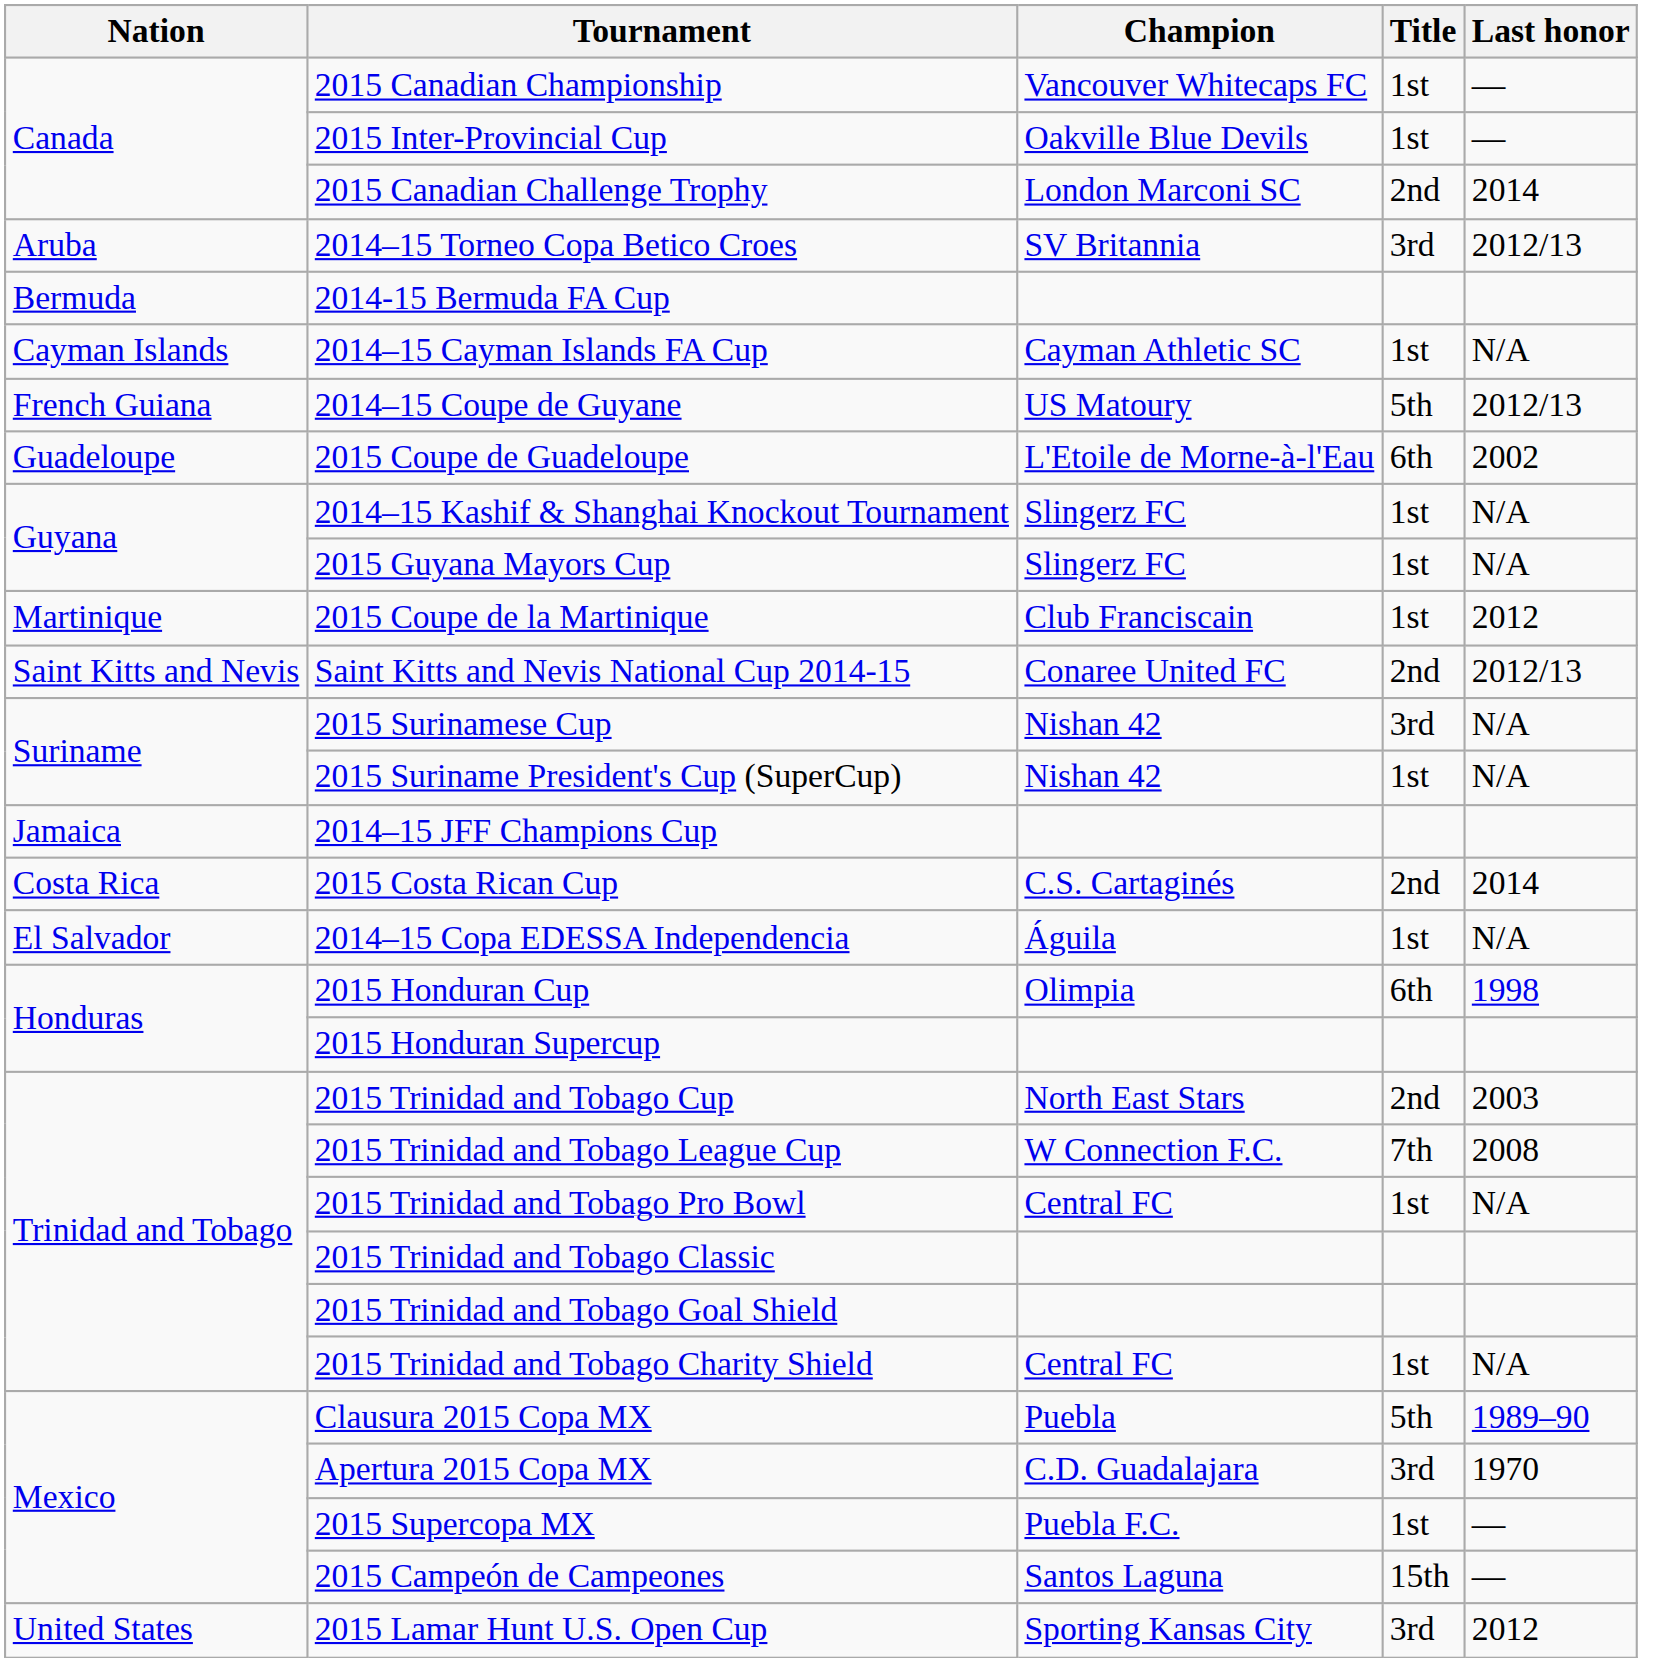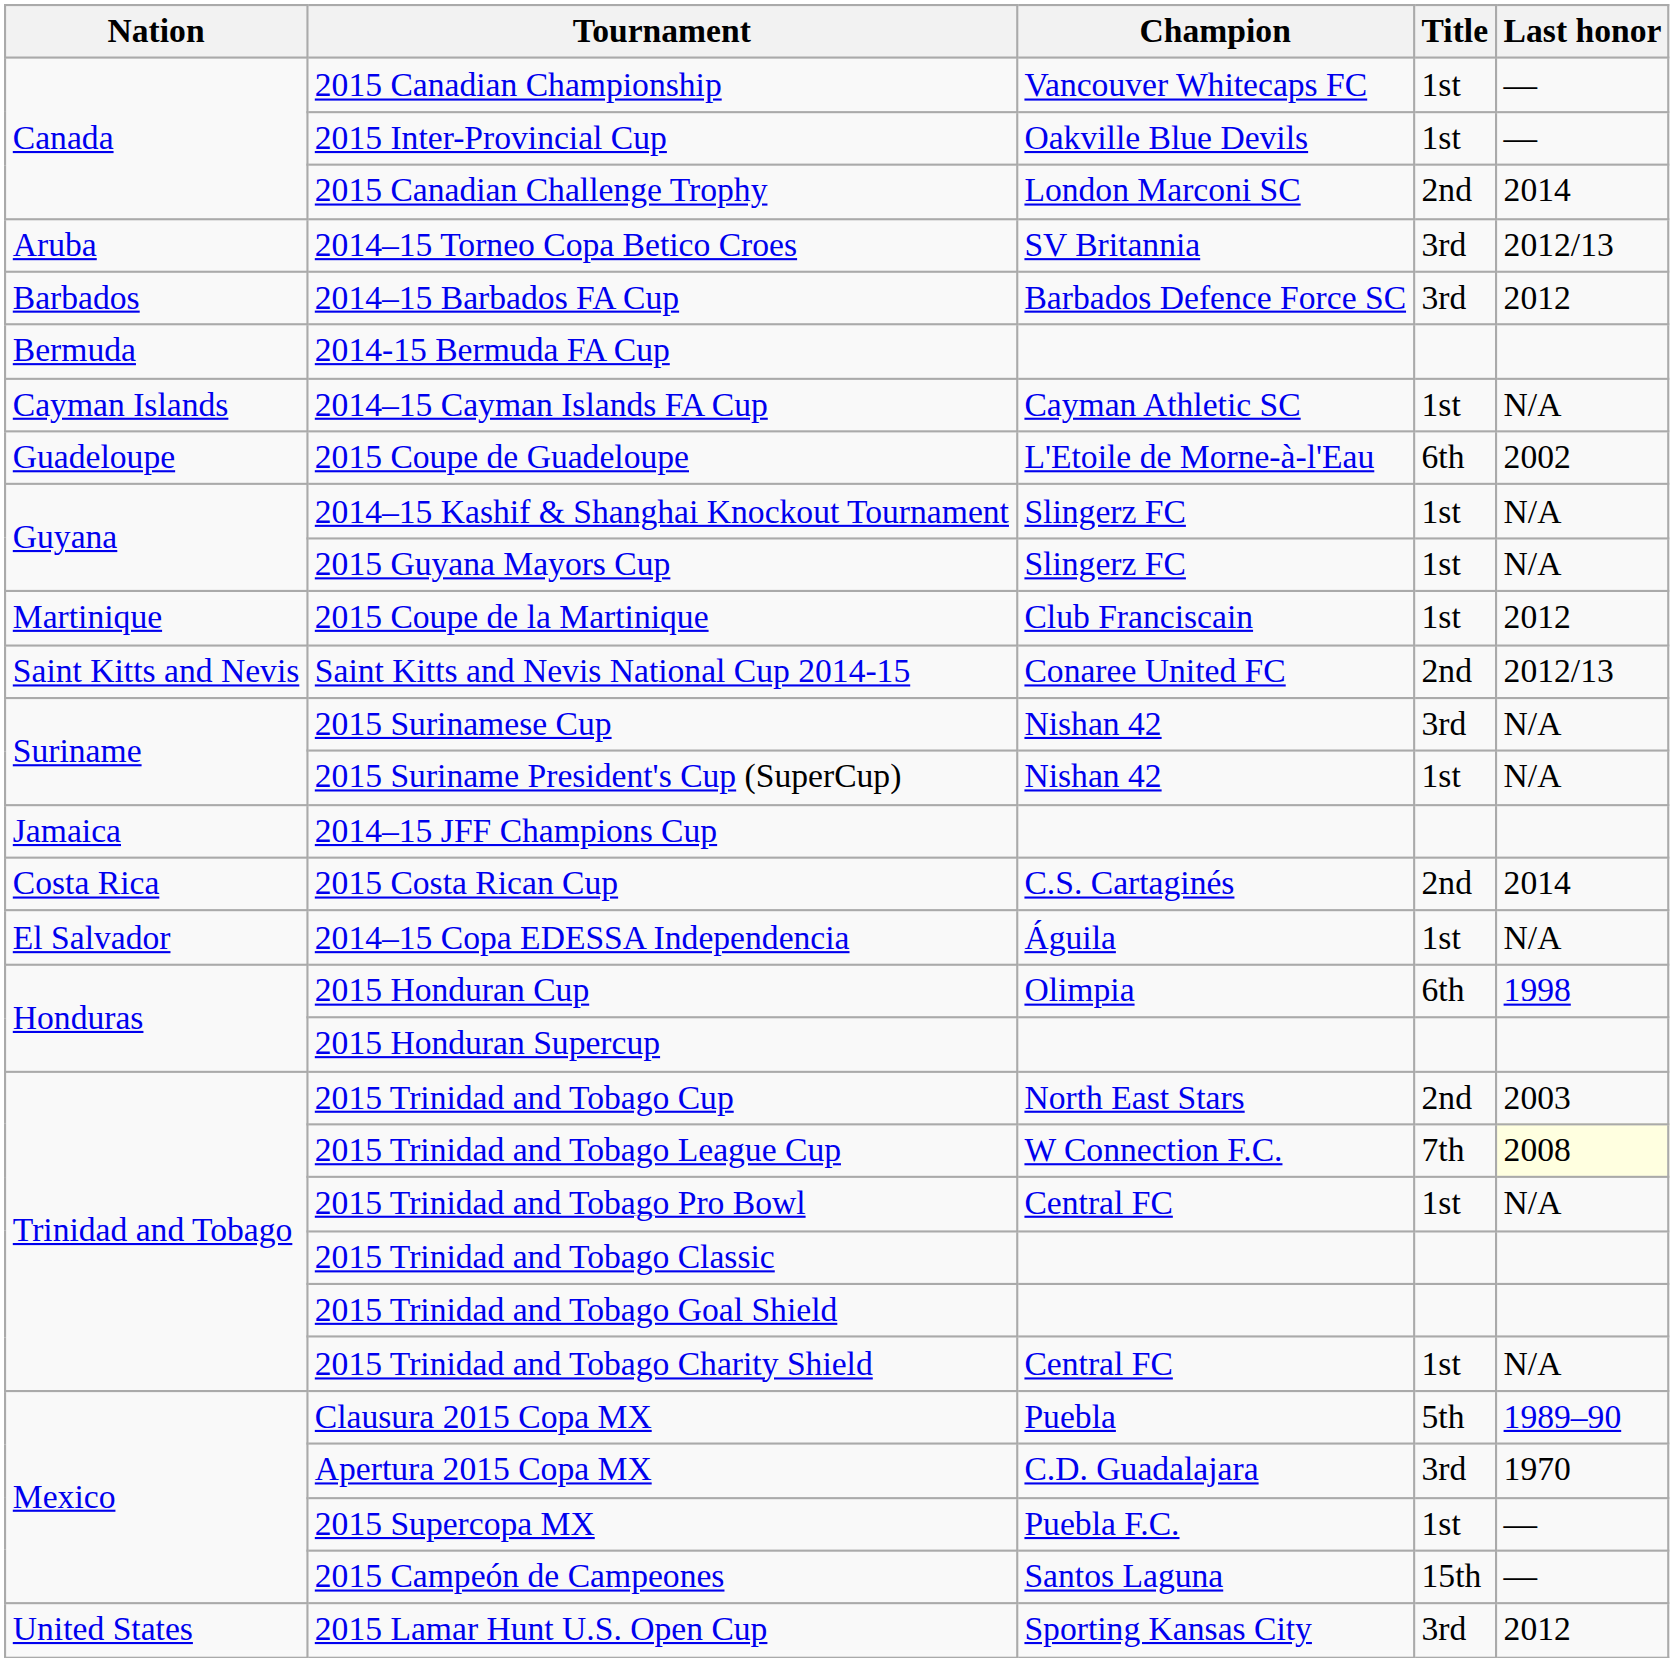+ row: (497, 297)
- row: (498, 404)
(1505, 1150) no background -> (1537, 1150) lightyellow background
